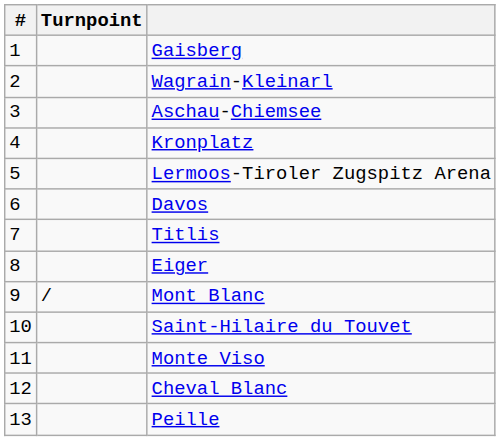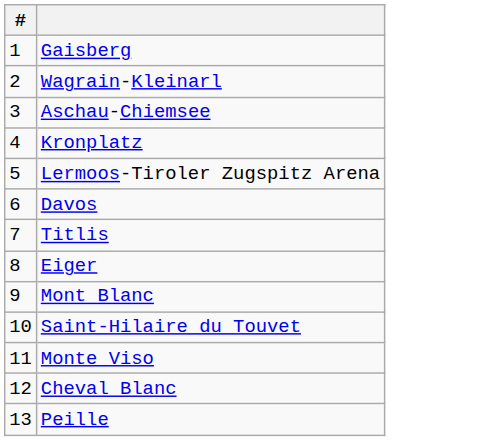- column: (92, 20)
